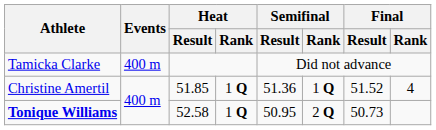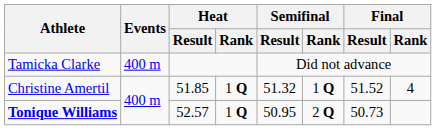(280, 88) 51.36 -> (280, 88) 51.32
(193, 112) 52.58 -> (193, 112) 52.57
